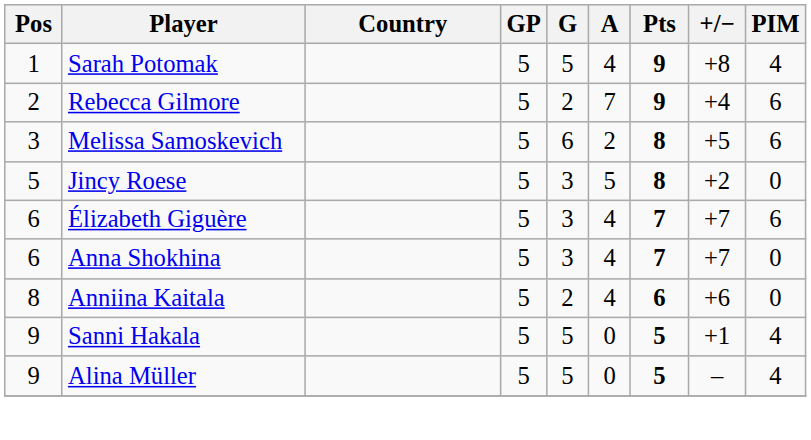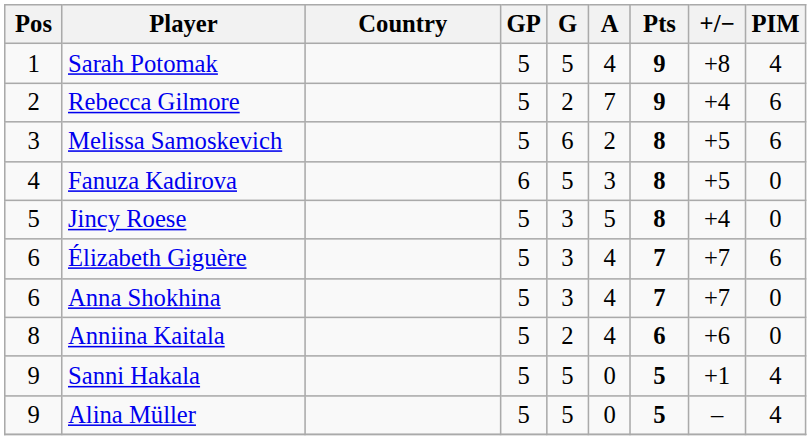+ row: (153, 180)
(717, 180) +2 -> (717, 219) +4
